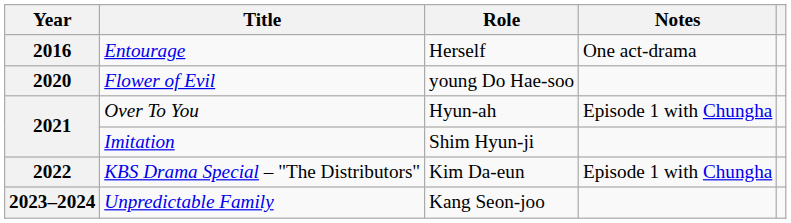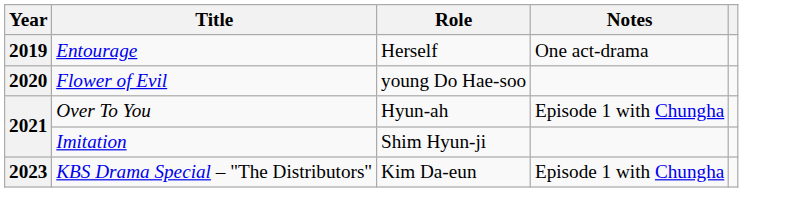(52, 50) 2016 -> (28, 50) 2019
(52, 171) 2022 -> (28, 171) 2023
- row: (189, 202)
